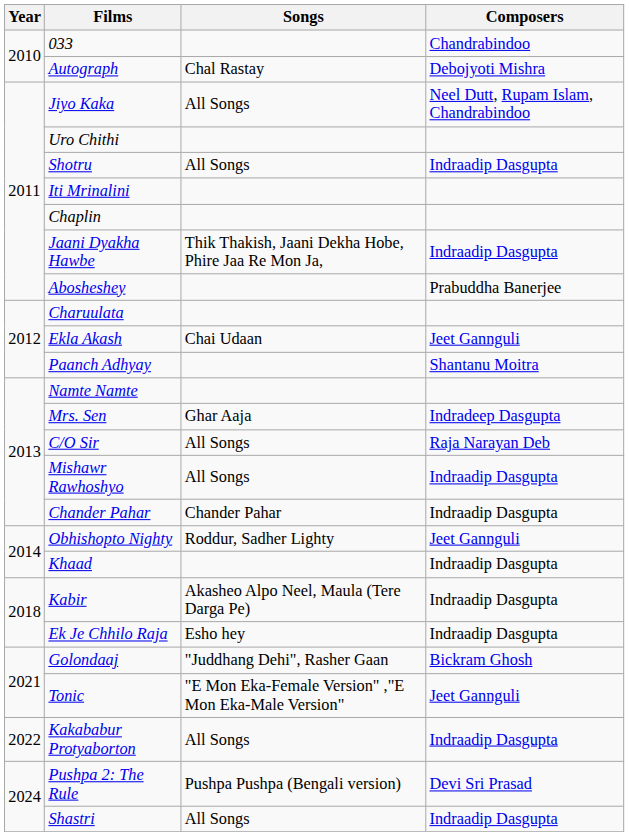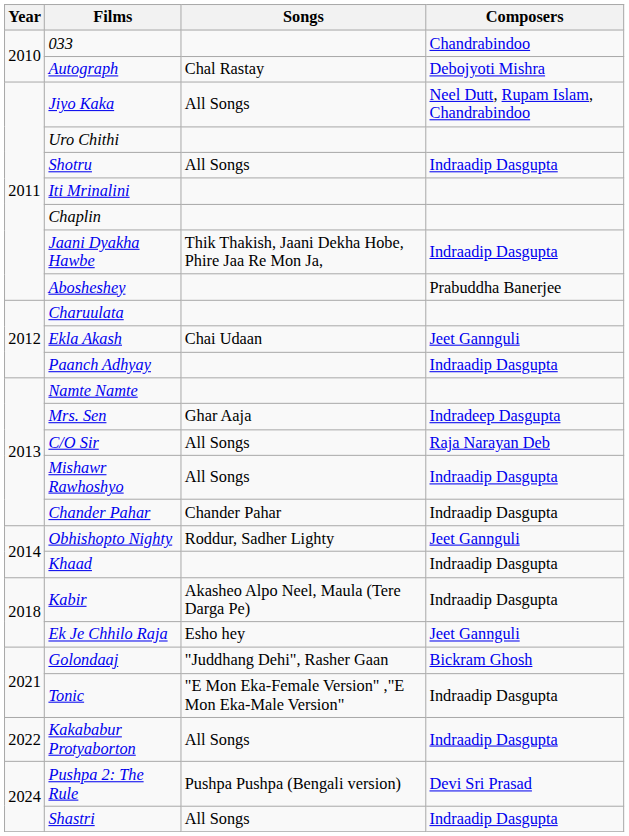(484, 364) Shantanu Moitra -> (494, 364) Indraadip Dasgupta
(494, 634) Indraadip Dasgupta -> (475, 634) Jeet Gannguli
(475, 695) Jeet Gannguli -> (494, 695) Indraadip Dasgupta
